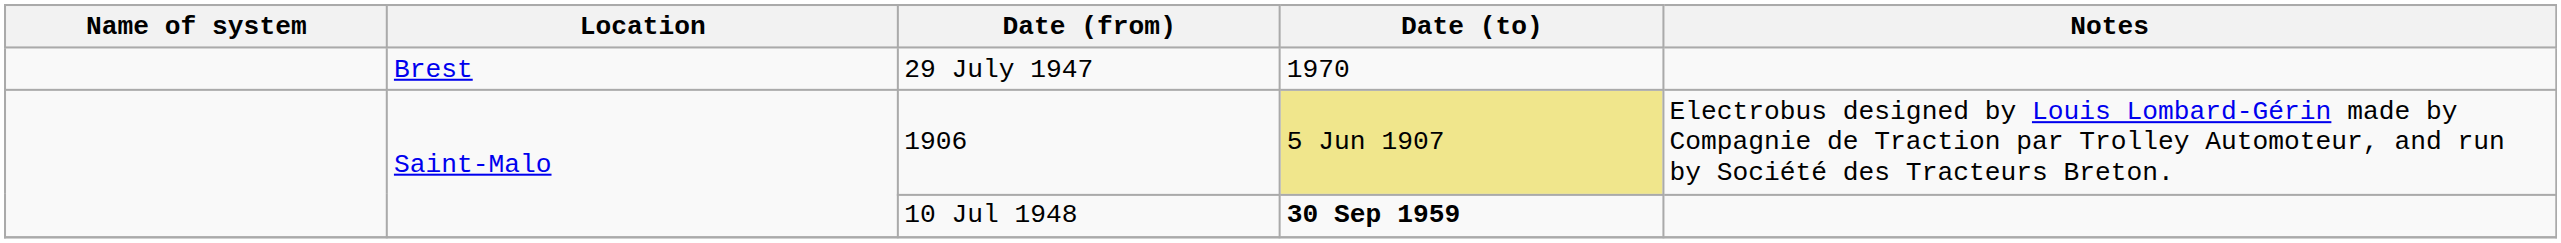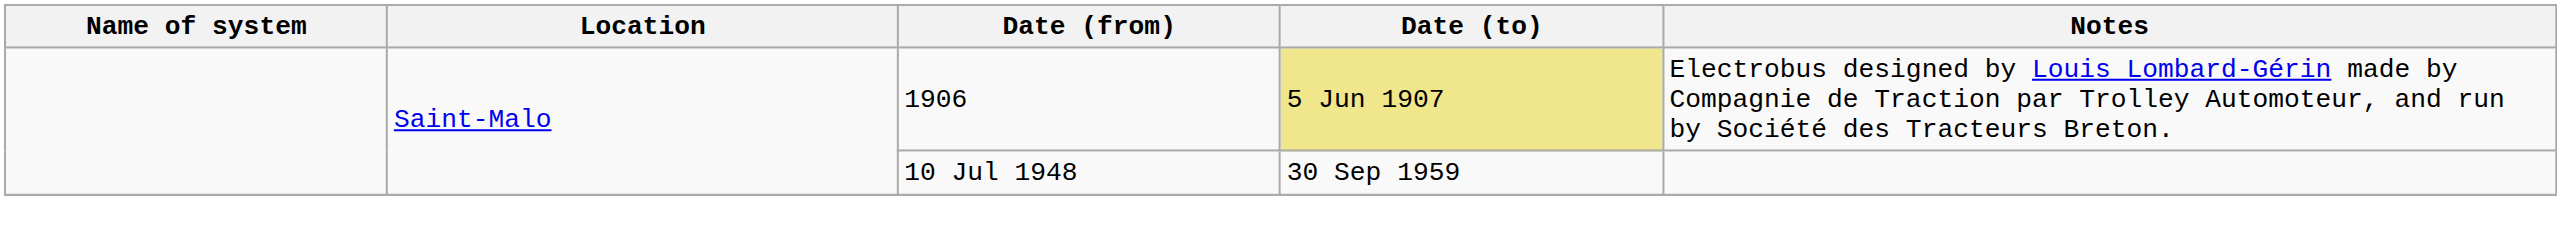- row: (999, 69)
(1374, 215) bold -> (1374, 173) normal
